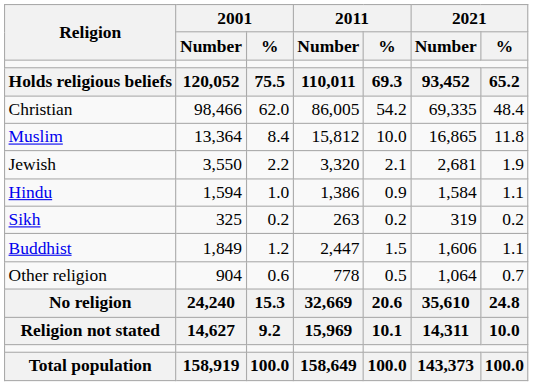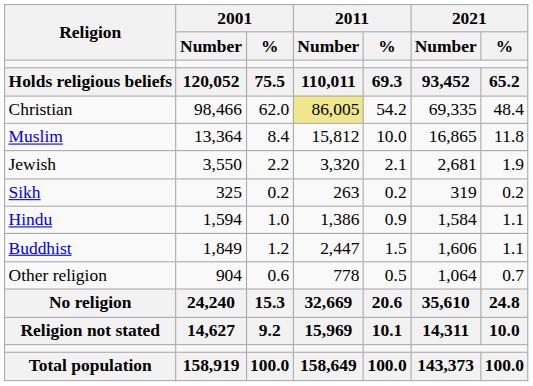(335, 109) no background -> (335, 109) khaki background
rows swapped: (30, 192) <-> (25, 219)
